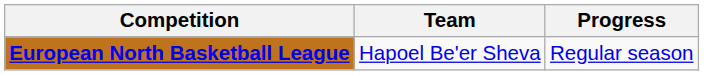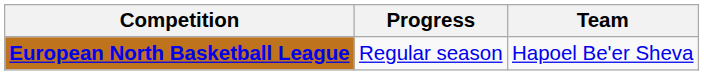columns swapped: (450, 20) <-> (622, 20)
